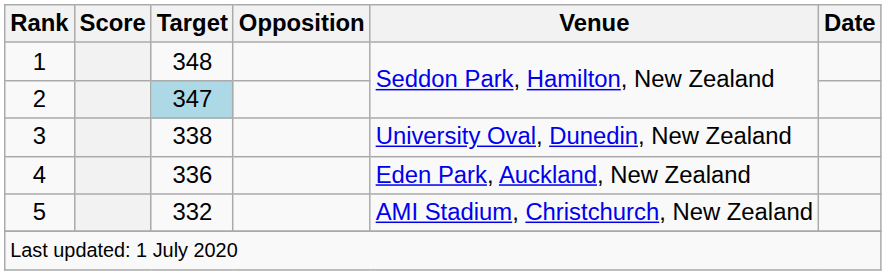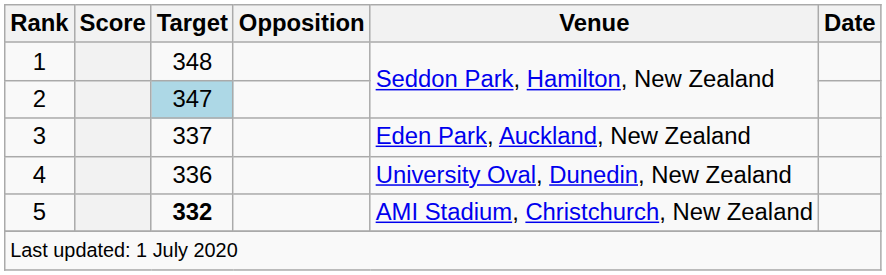(192, 136) 338 -> (192, 136) 337
(584, 136) University Oval, Dunedin, New Zealand -> (563, 136) Eden Park, Auckland, New Zealand
(563, 174) Eden Park, Auckland, New Zealand -> (584, 174) University Oval, Dunedin, New Zealand
(192, 212) normal -> (192, 212) bold
